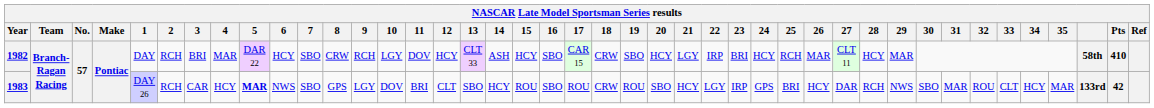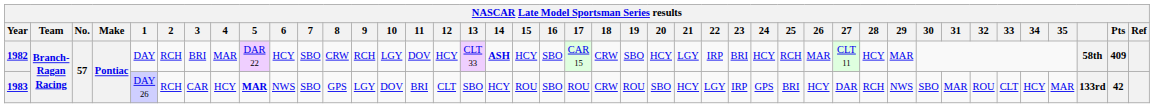(499, 56) normal -> (499, 56) bold
(1118, 56) 410 -> (1118, 56) 409
